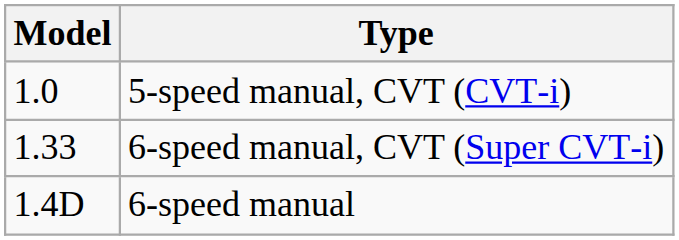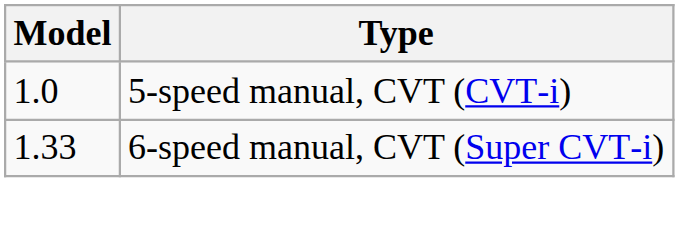- row: (241, 204)
